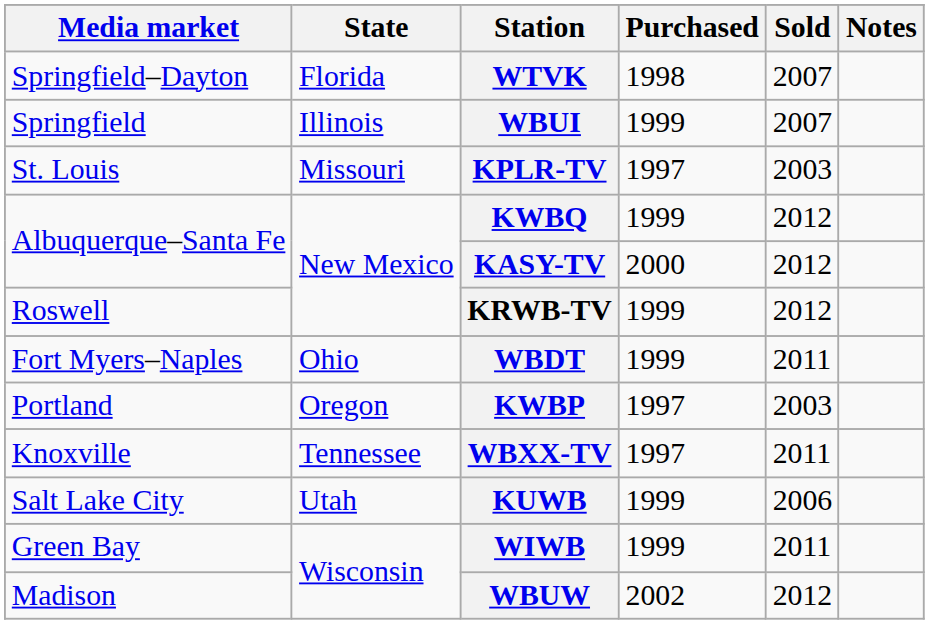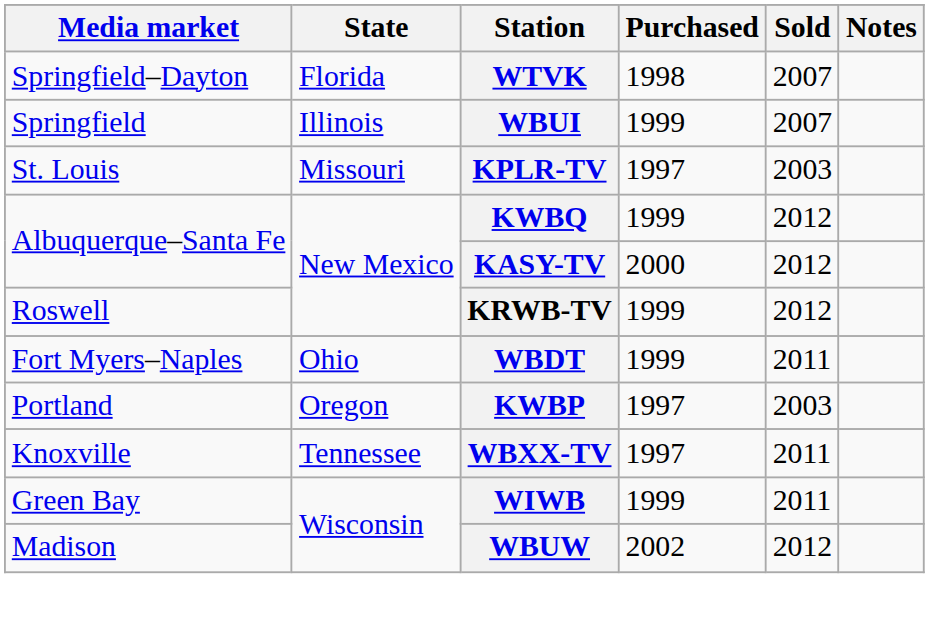- row: (540, 500)
